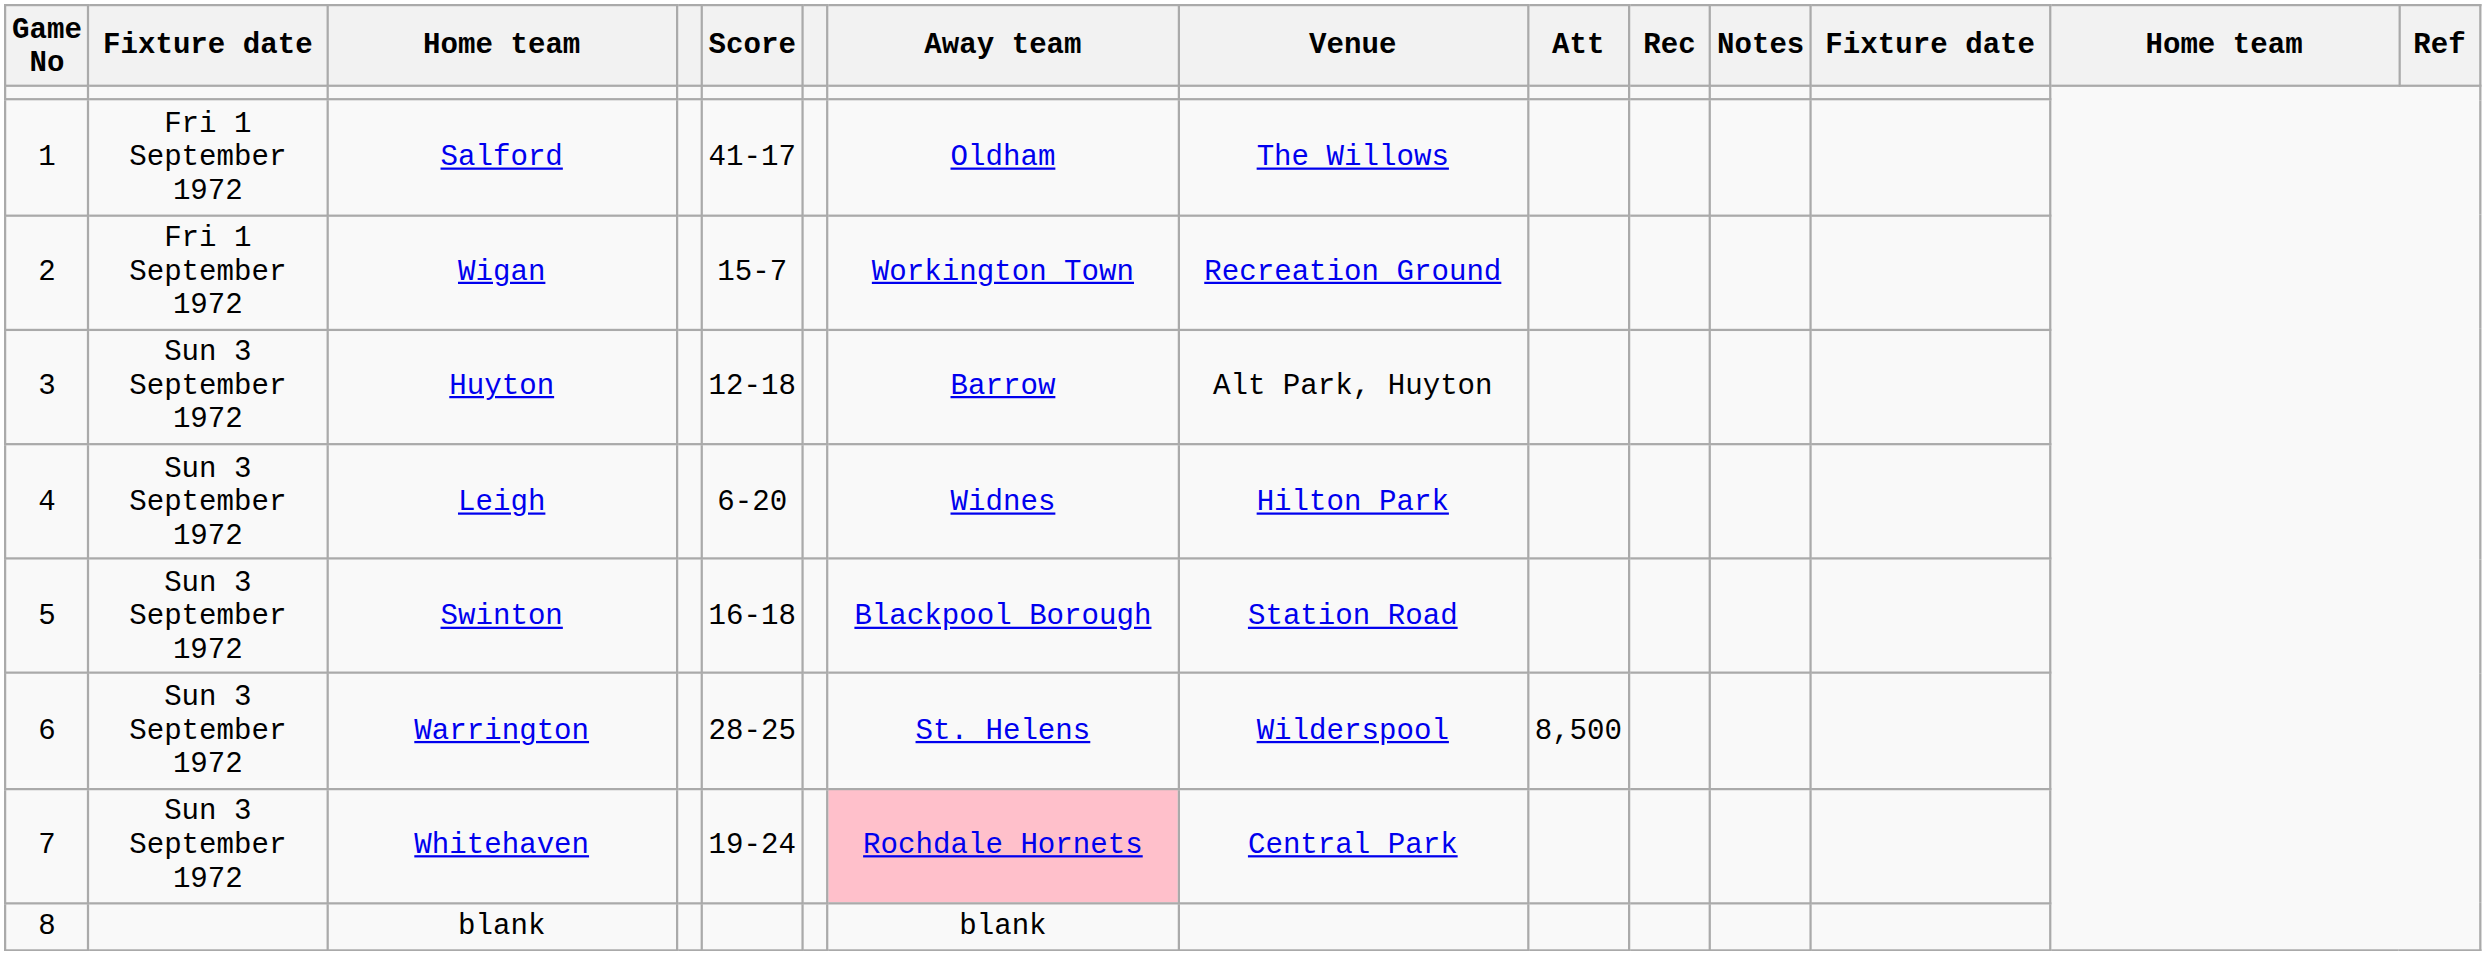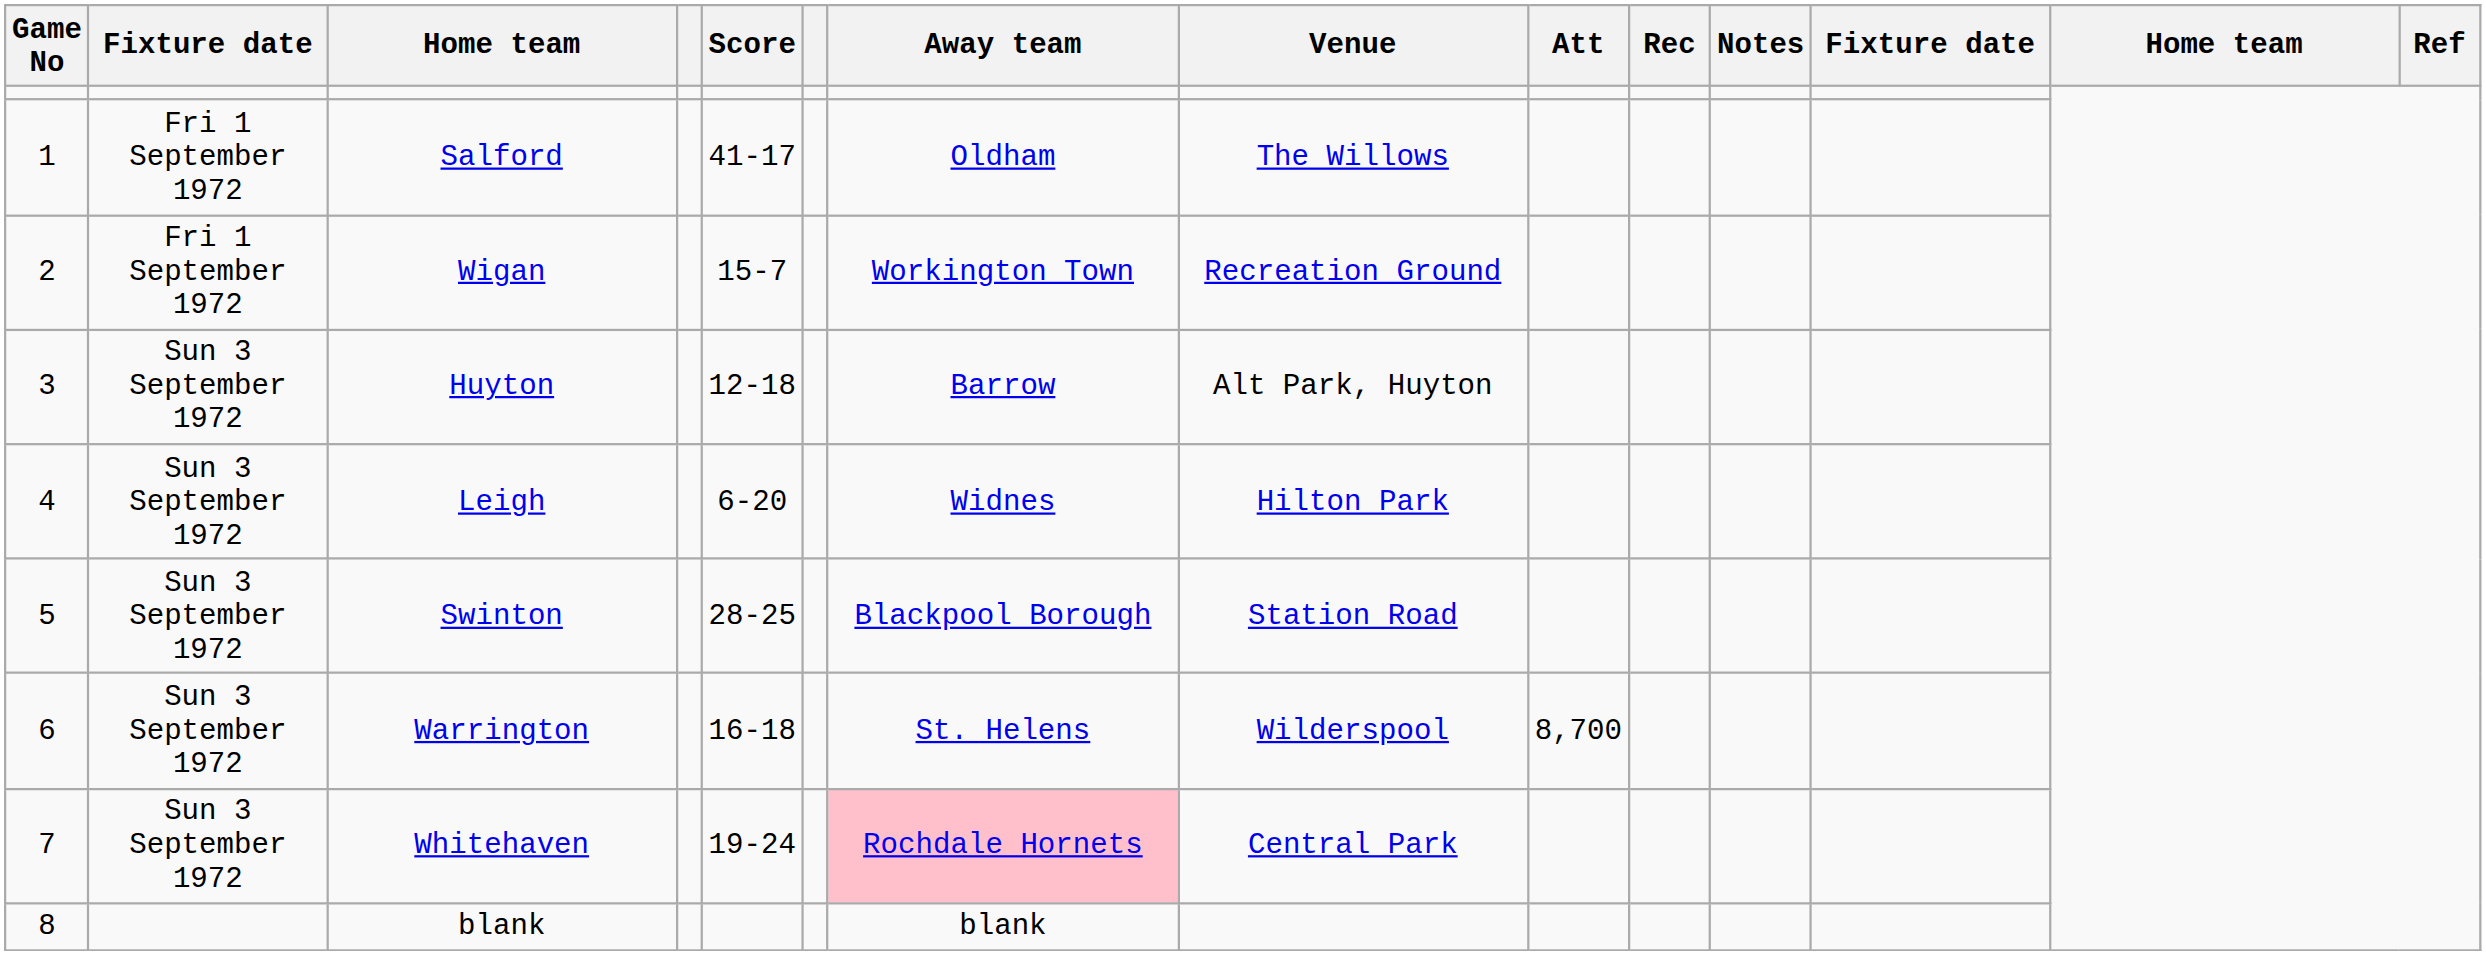(752, 616) 16-18 -> (752, 616) 28-25
(752, 731) 28-25 -> (752, 731) 16-18
(1578, 731) 8,500 -> (1578, 731) 8,700
